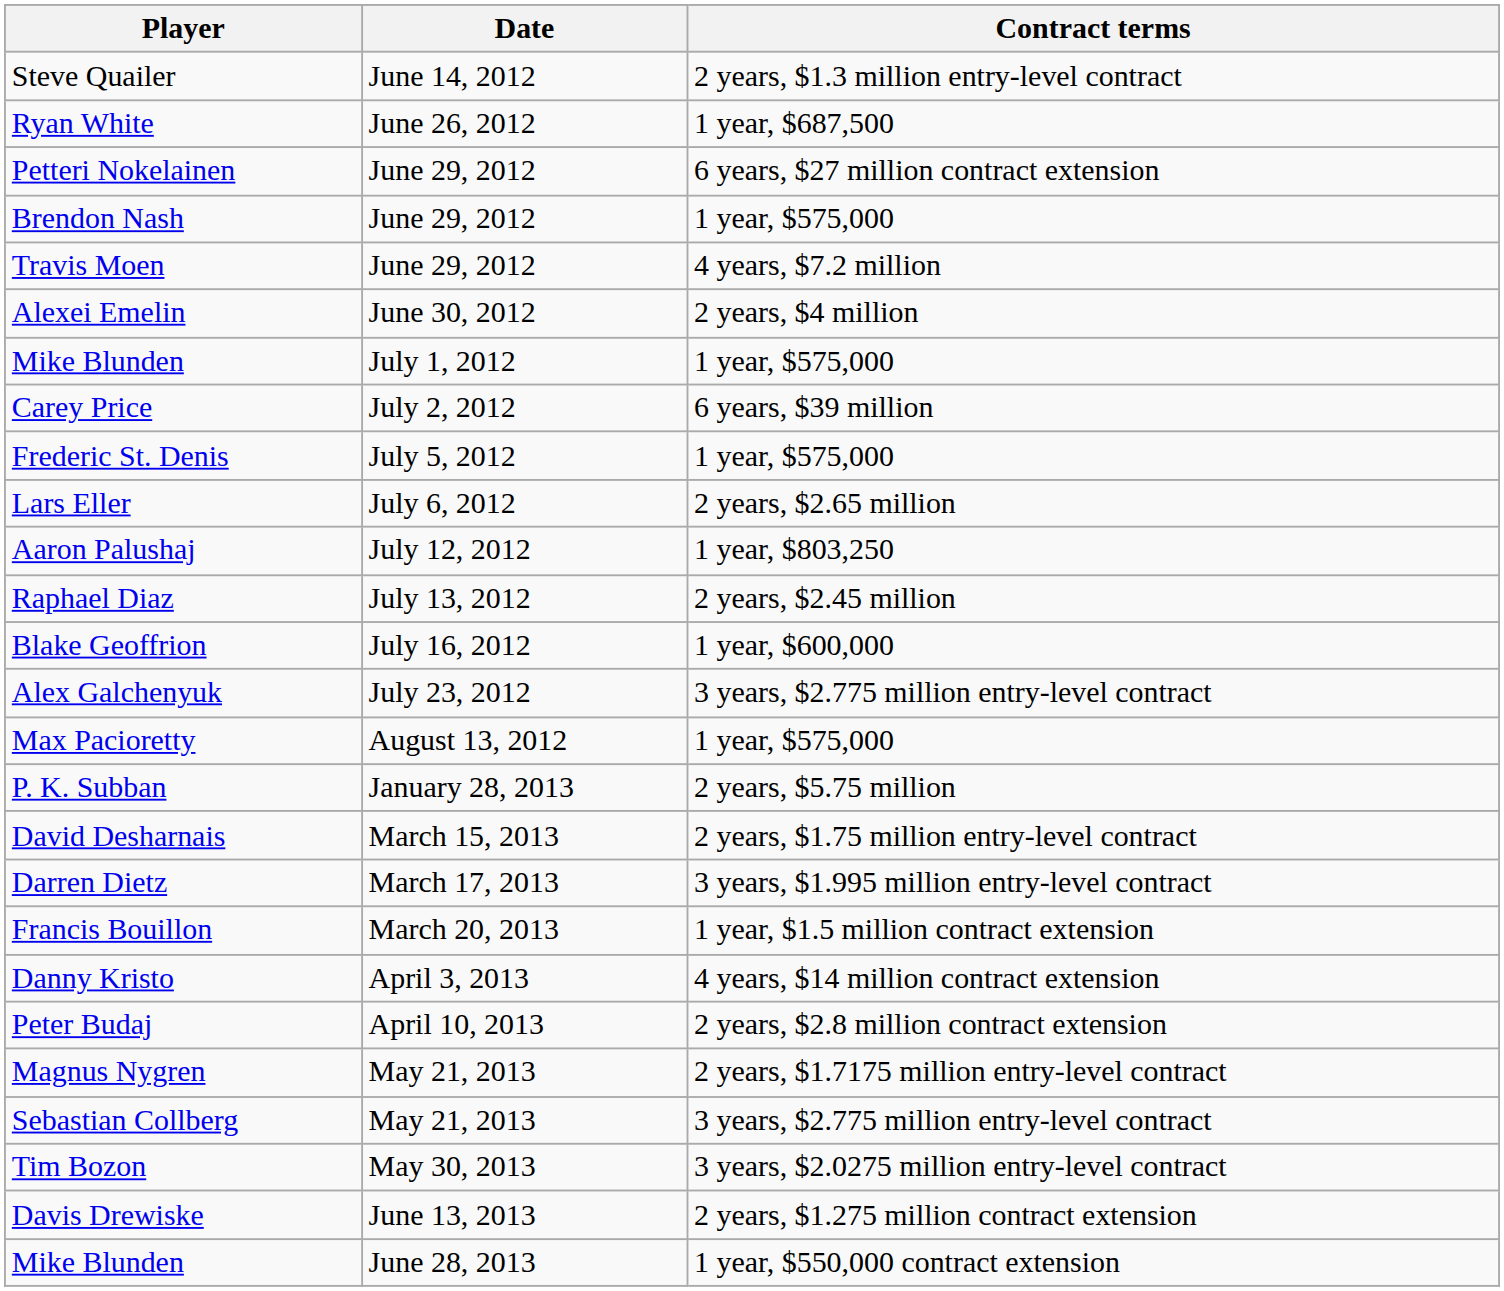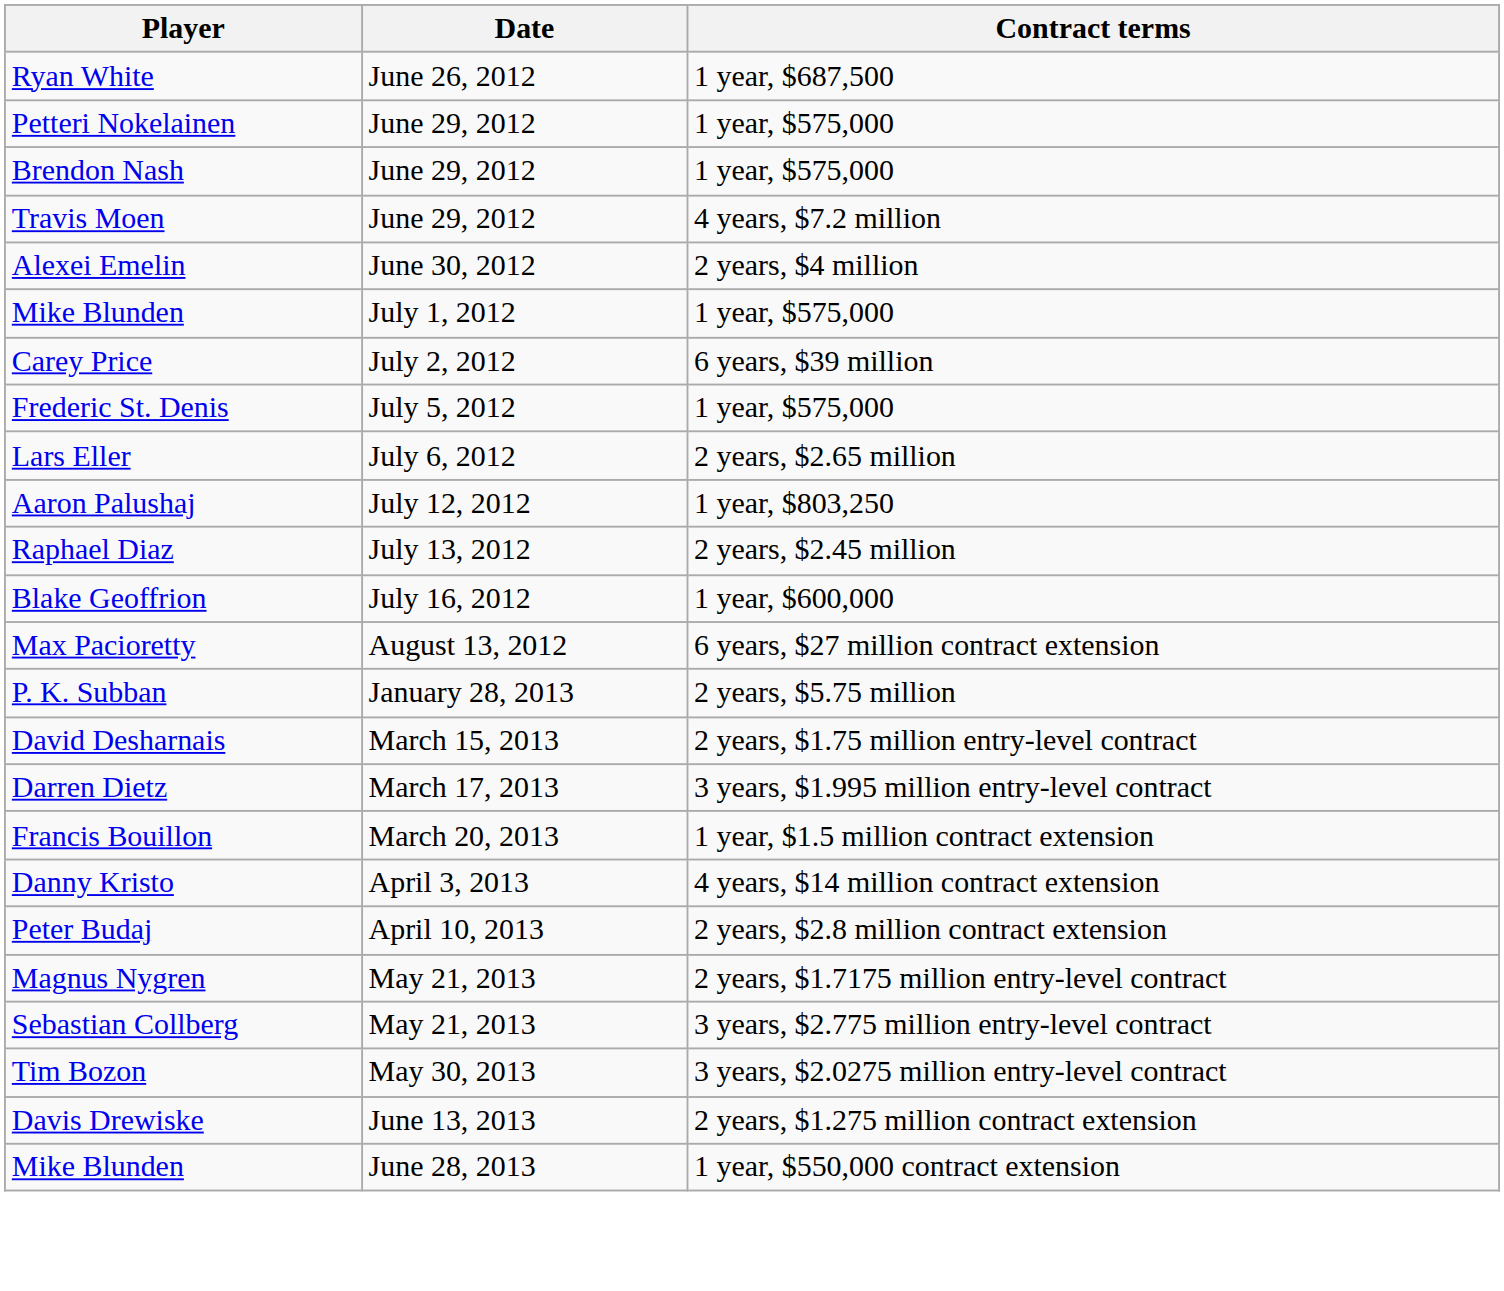- row: (94, 75)
(927, 170) 6 years, $27 million contract extension -> (794, 123) 1 year, $575,000
- row: (117, 692)
(794, 739) 1 year, $575,000 -> (927, 645) 6 years, $27 million contract extension
